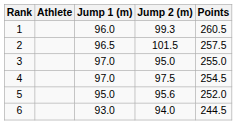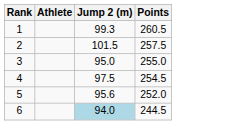- column: (105, 12)
(165, 111) no background -> (105, 111) lightblue background
